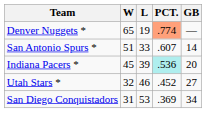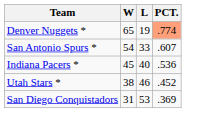- column: (191, 13)
(129, 47) 51 -> (129, 47) 54
(144, 64) 39 -> (144, 64) 40
(167, 64) paleturquoise background -> (167, 64) no background
(129, 82) 32 -> (129, 82) 38
